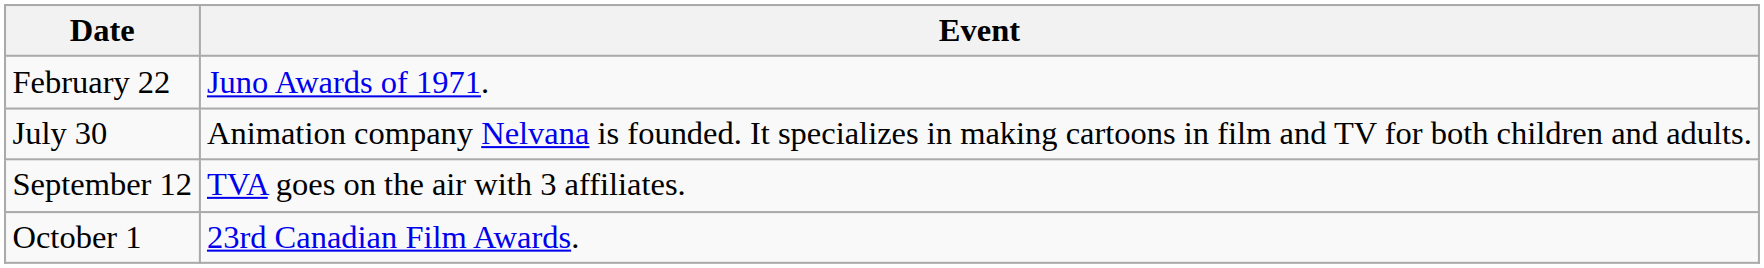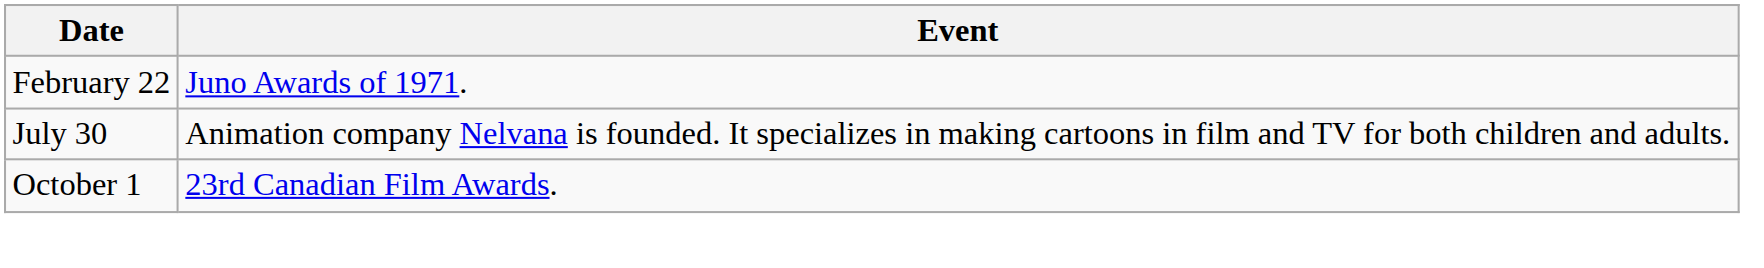- row: (102, 184)
